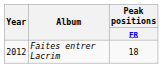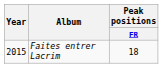(16, 52) 2012 -> (16, 52) 2015
